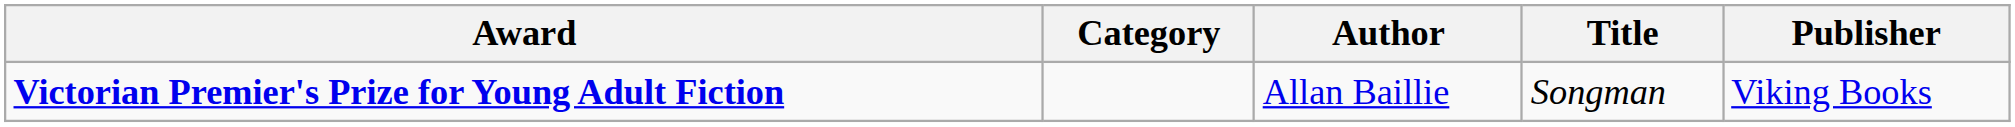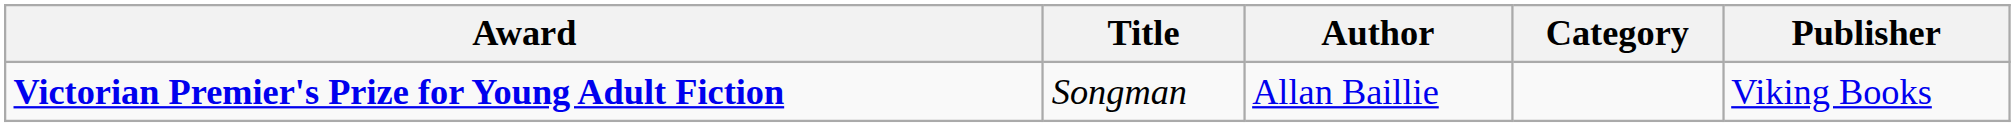columns swapped: (1149, 33) <-> (1623, 33)
